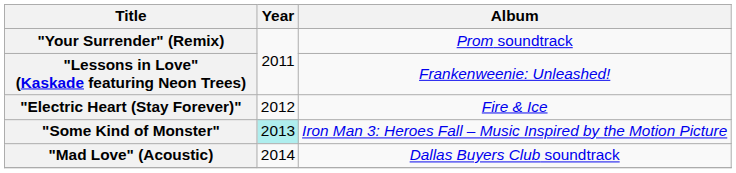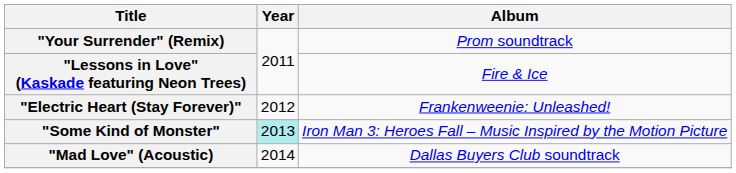(515, 74) Frankenweenie: Unleashed! -> (515, 74) Fire & Ice
(515, 107) Fire & Ice -> (515, 107) Frankenweenie: Unleashed!
